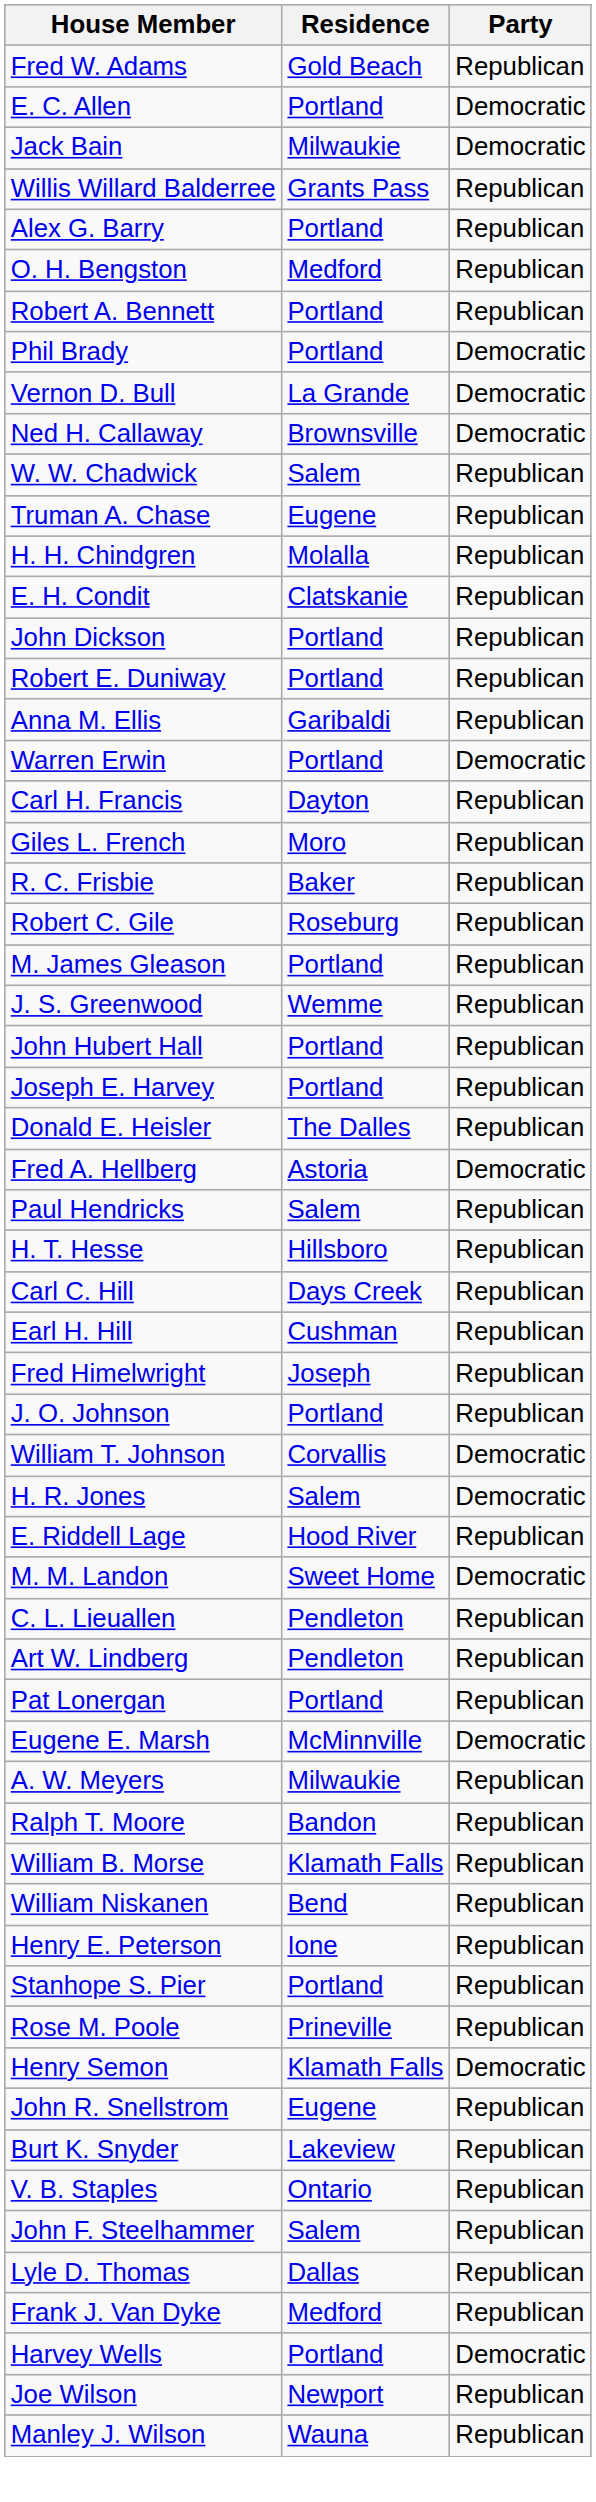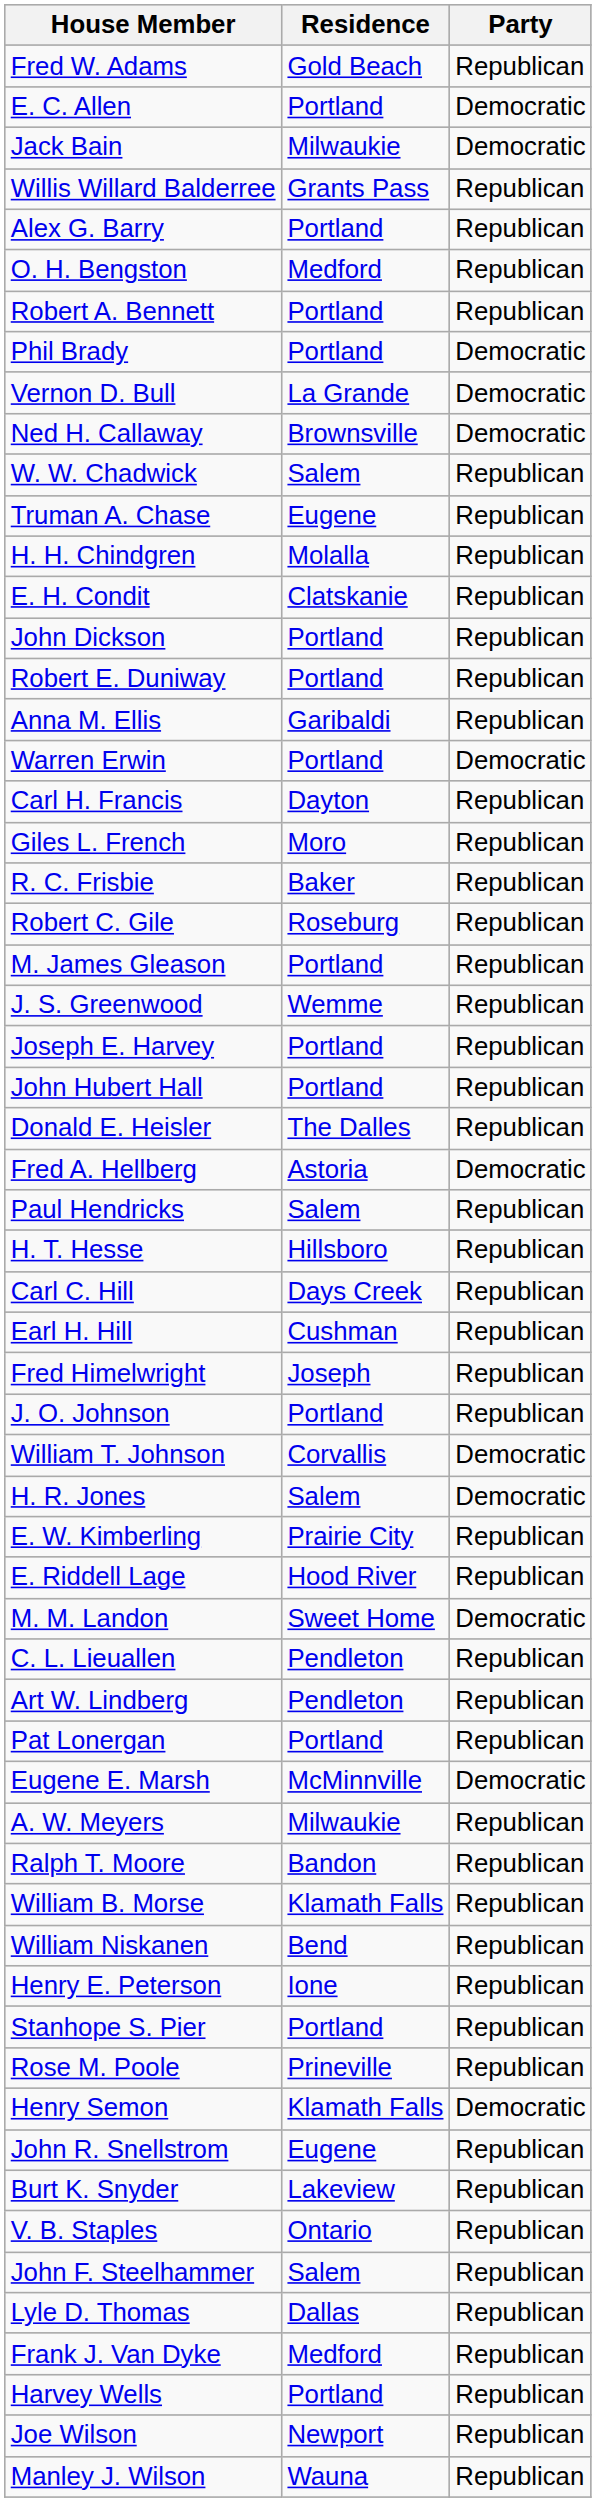rows swapped: (107, 1046) <-> (112, 1087)
+ row: (106, 1536)
(520, 2353) Democratic -> (520, 2394) Republican
